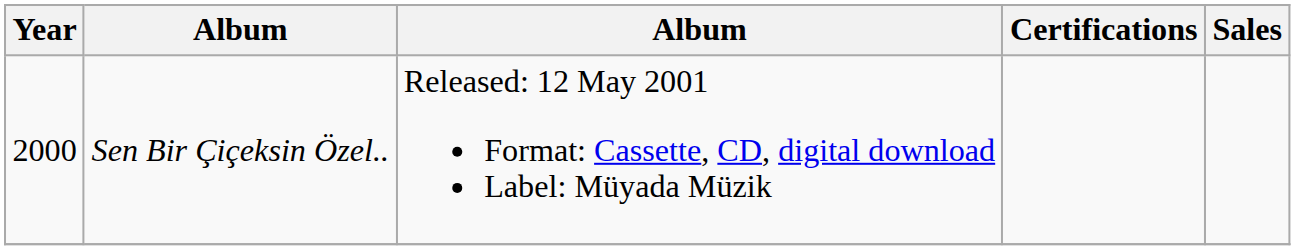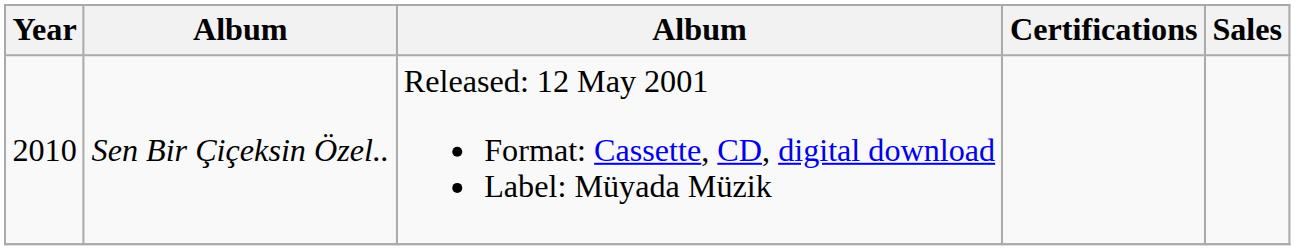(45, 149) 2000 -> (45, 149) 2010
